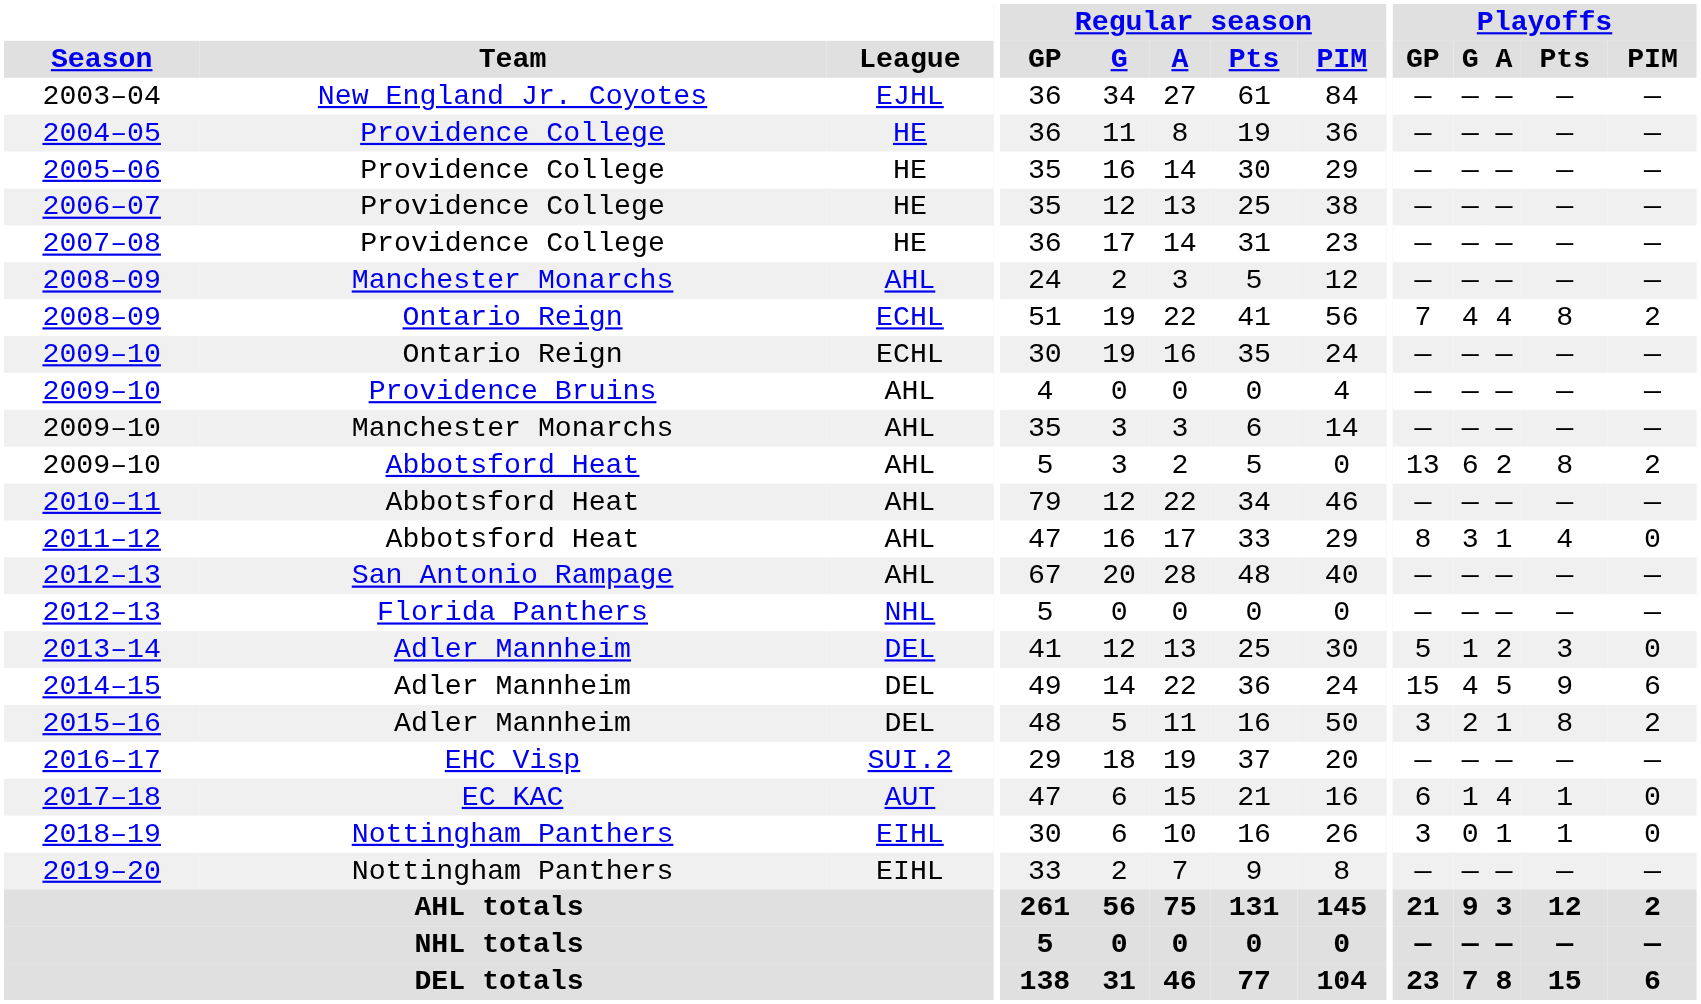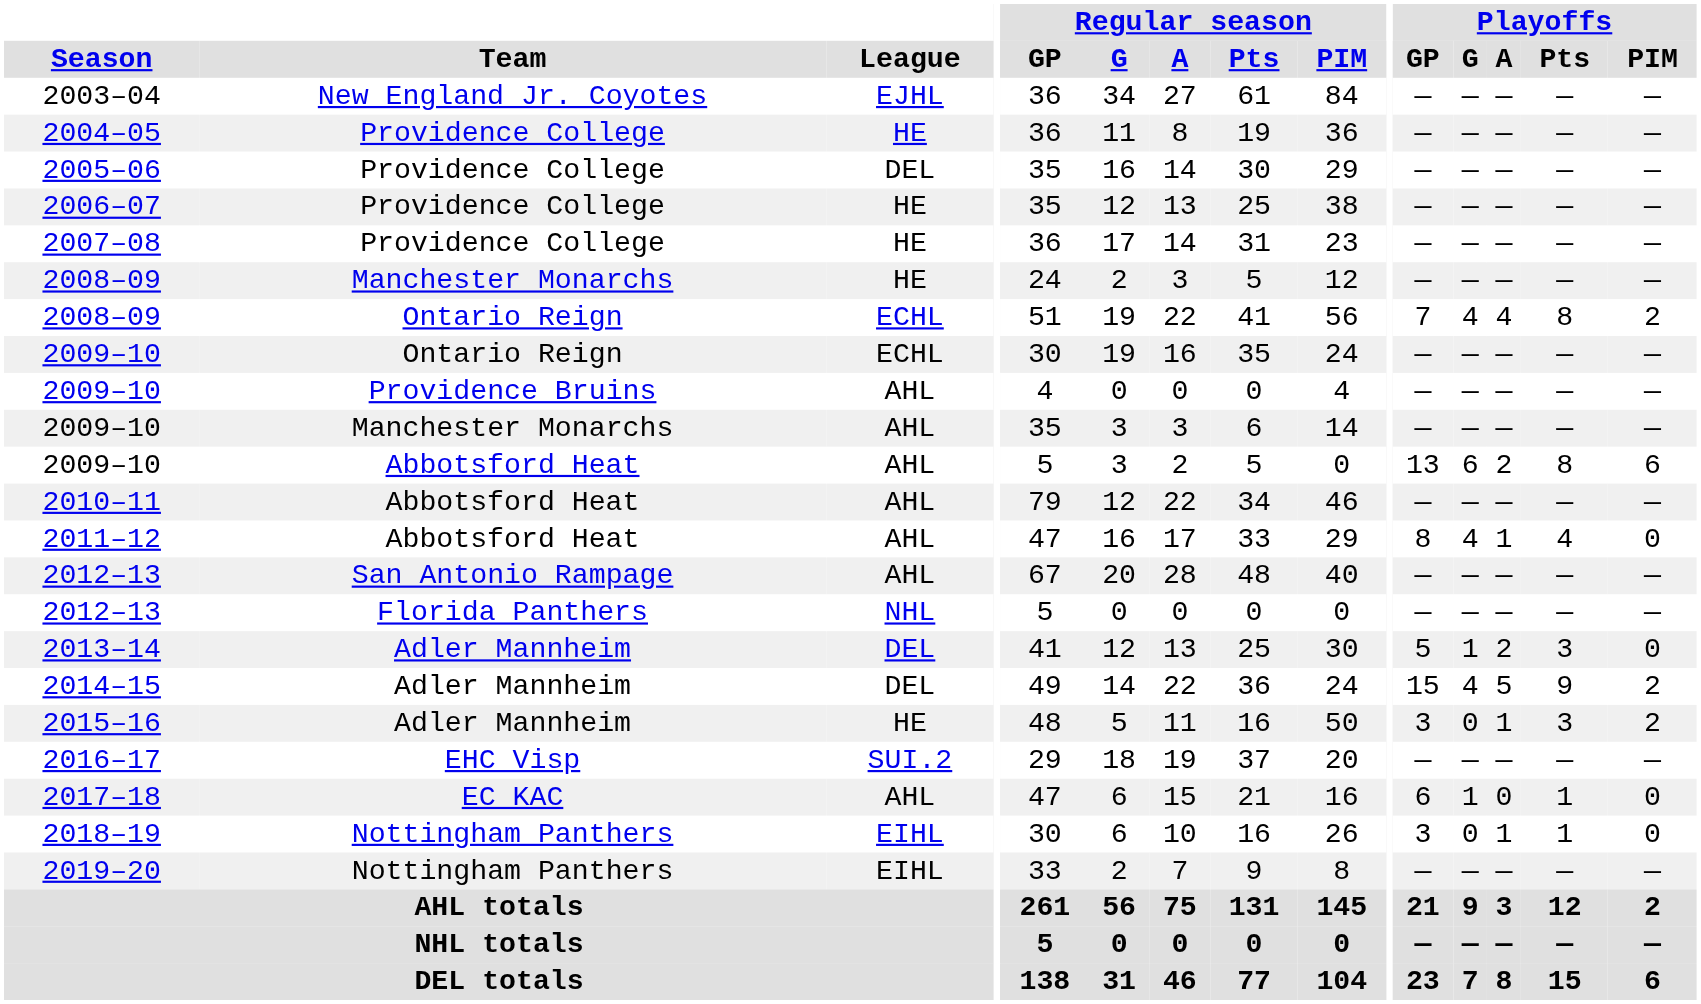(910, 170) HE -> (910, 170) DEL
(910, 281) AHL -> (910, 281) HE
(1653, 465) 2 -> (1653, 465) 6
(1470, 539) 3 -> (1470, 539) 4
(1653, 686) 6 -> (1653, 686) 2
(910, 723) DEL -> (910, 723) HE
(1470, 723) 2 -> (1470, 723) 0
(1565, 723) 8 -> (1565, 723) 3
(910, 797) AUT -> (910, 797) AHL
(1504, 797) 4 -> (1504, 797) 0
